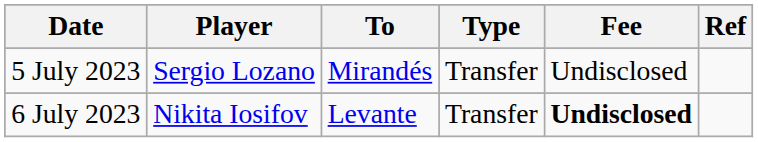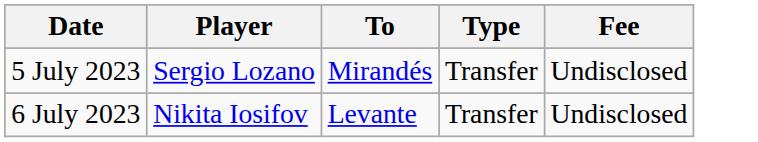- column: (726, 26)
(621, 114) bold -> (619, 114) normal
